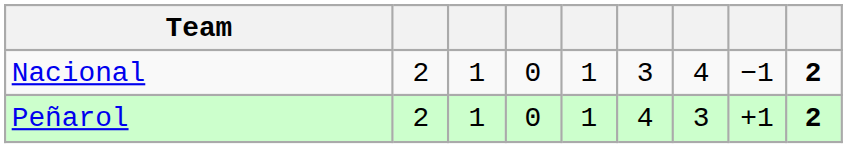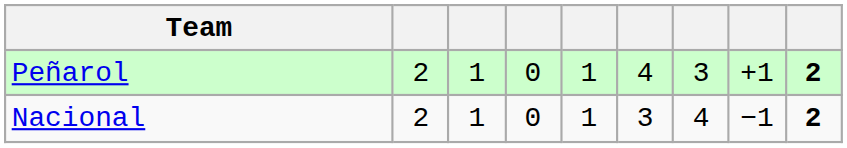rows swapped: (70, 118) <-> (78, 73)
